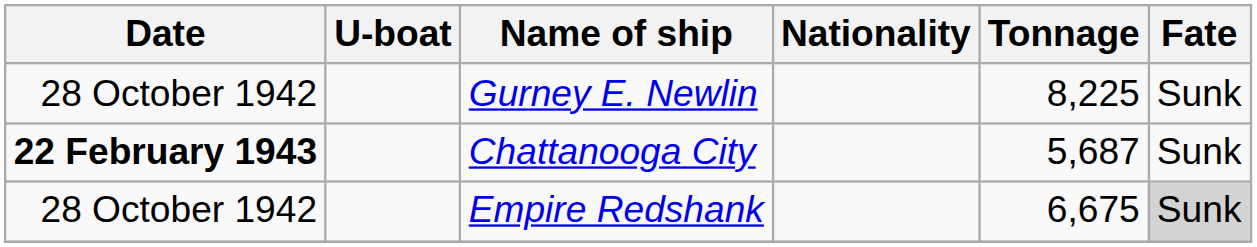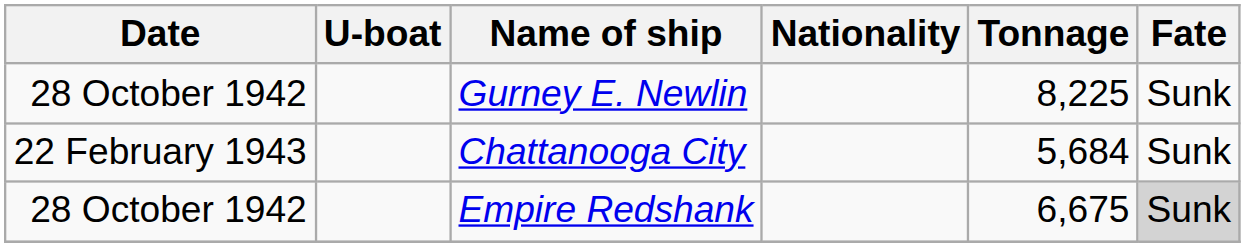(165, 151) bold -> (160, 151) normal
(1093, 151) 5,687 -> (1083, 151) 5,684
